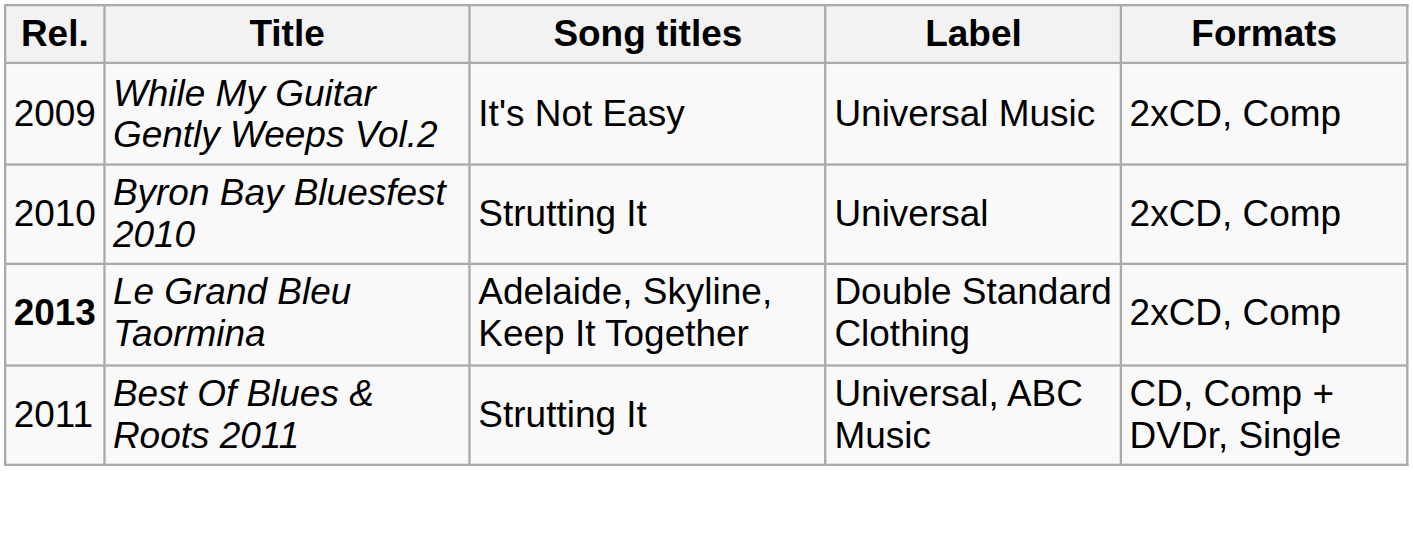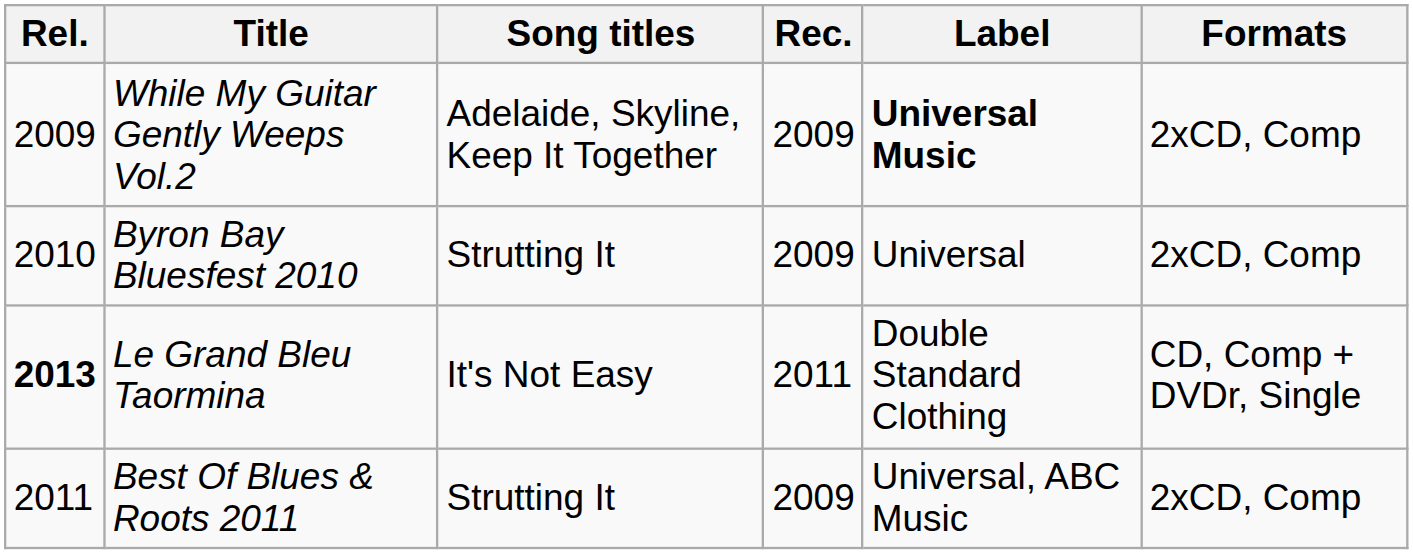+ column: (814, 33)
(582, 113) It's Not Easy -> (593, 134) Adelaide, Skyline, Keep It Together
(965, 113) normal -> (955, 134) bold
(625, 313) Adelaide, Skyline, Keep It Together -> (550, 375) It's Not Easy
(1235, 313) 2xCD, Comp -> (1256, 375) CD, Comp + DVDr, Single
(1235, 413) CD, Comp + DVDr, Single -> (1255, 496) 2xCD, Comp
